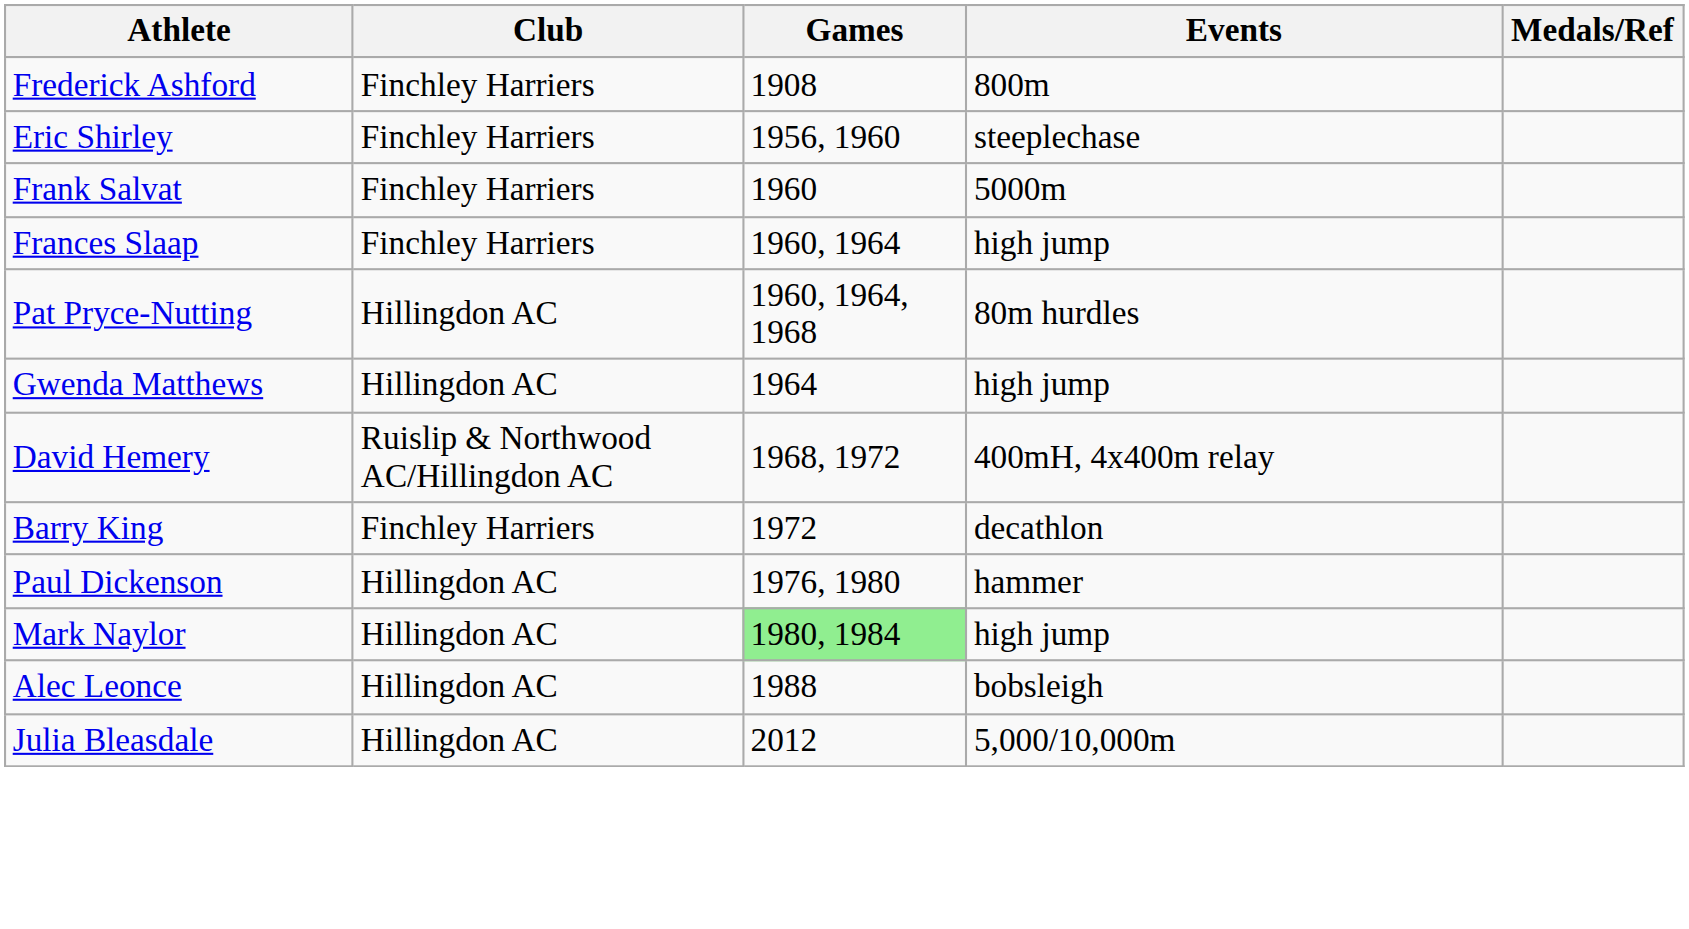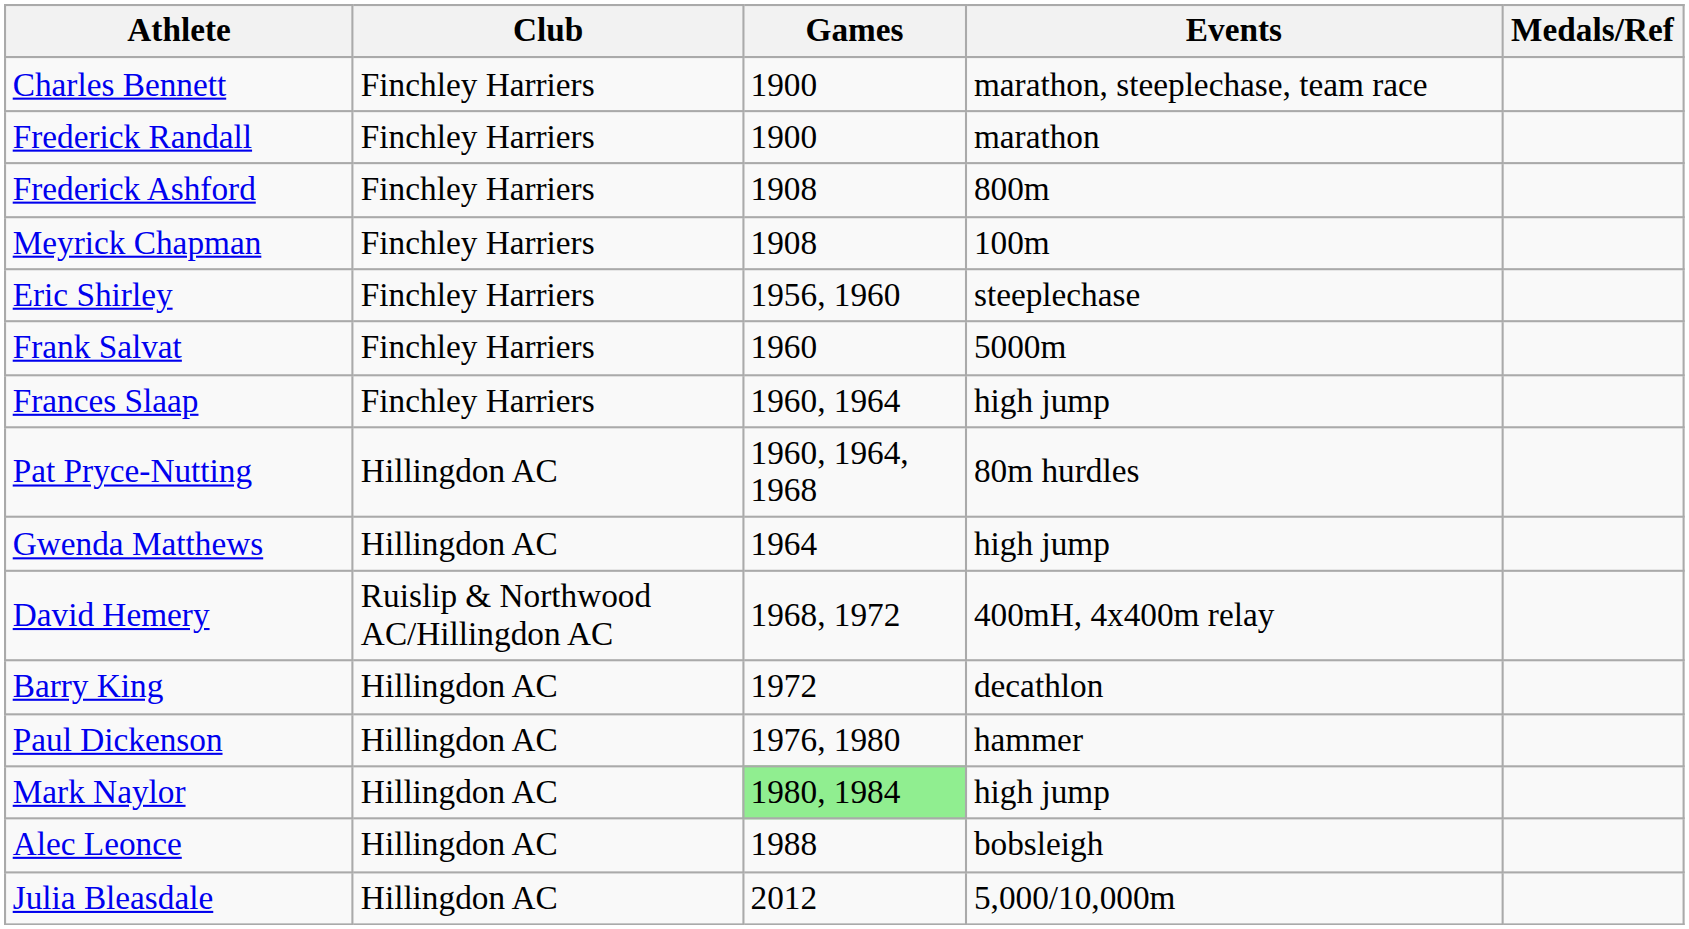+ row: (119, 83)
+ row: (132, 136)
+ row: (137, 242)
(478, 528) Finchley Harriers -> (459, 686) Hillingdon AC
